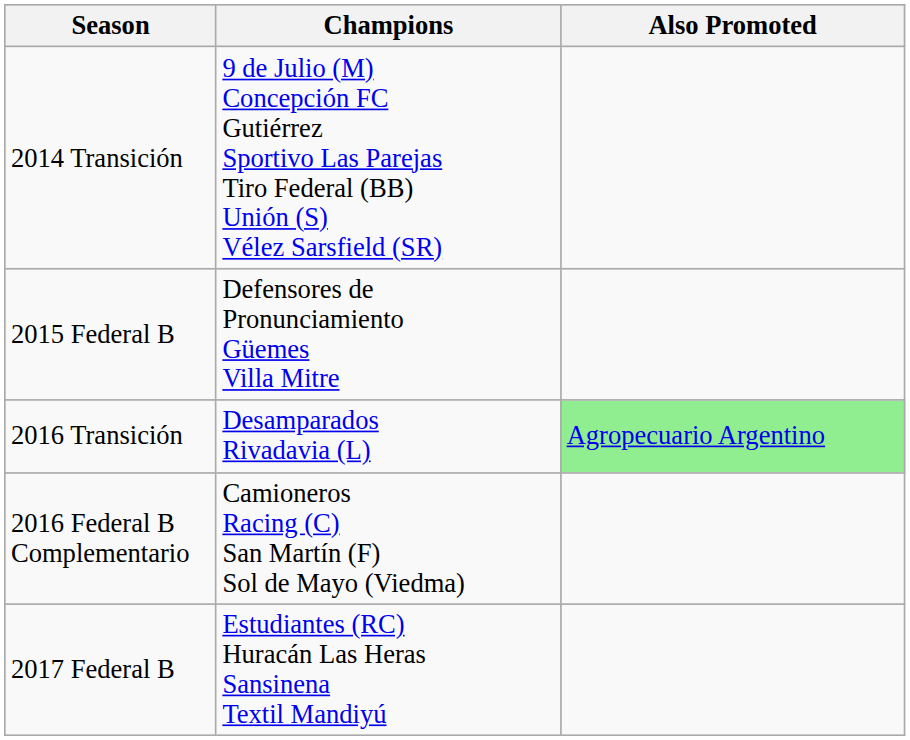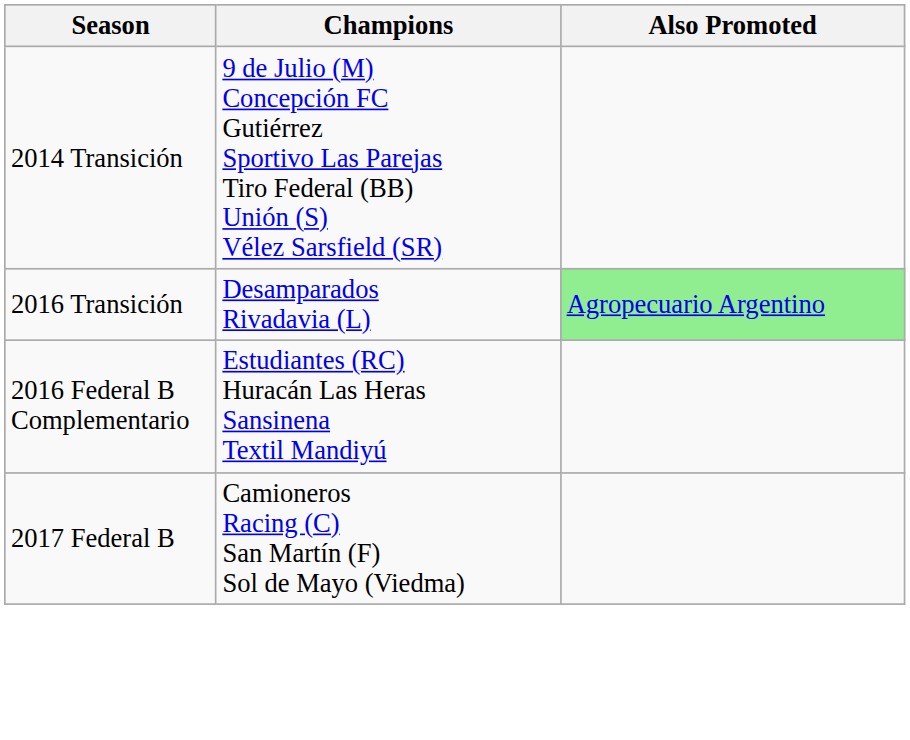- row: (93, 333)
(344, 537) Camioneros Racing (C) San Martín (F) Sol de Mayo (Viedma) -> (324, 405) Estudiantes (RC) Huracán Las Heras Sansinena Textil Mandiyú
(324, 669) Estudiantes (RC) Huracán Las Heras Sansinena Textil Mandiyú -> (344, 537) Camioneros Racing (C) San Martín (F) Sol de Mayo (Viedma)
